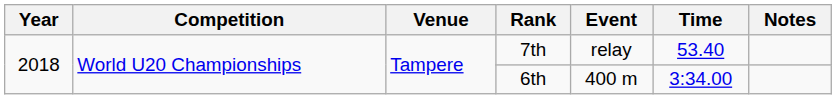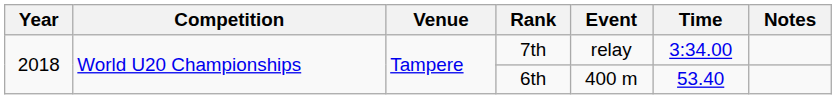(701, 50) 53.40 -> (701, 50) 3:34.00
(701, 80) 3:34.00 -> (701, 80) 53.40
